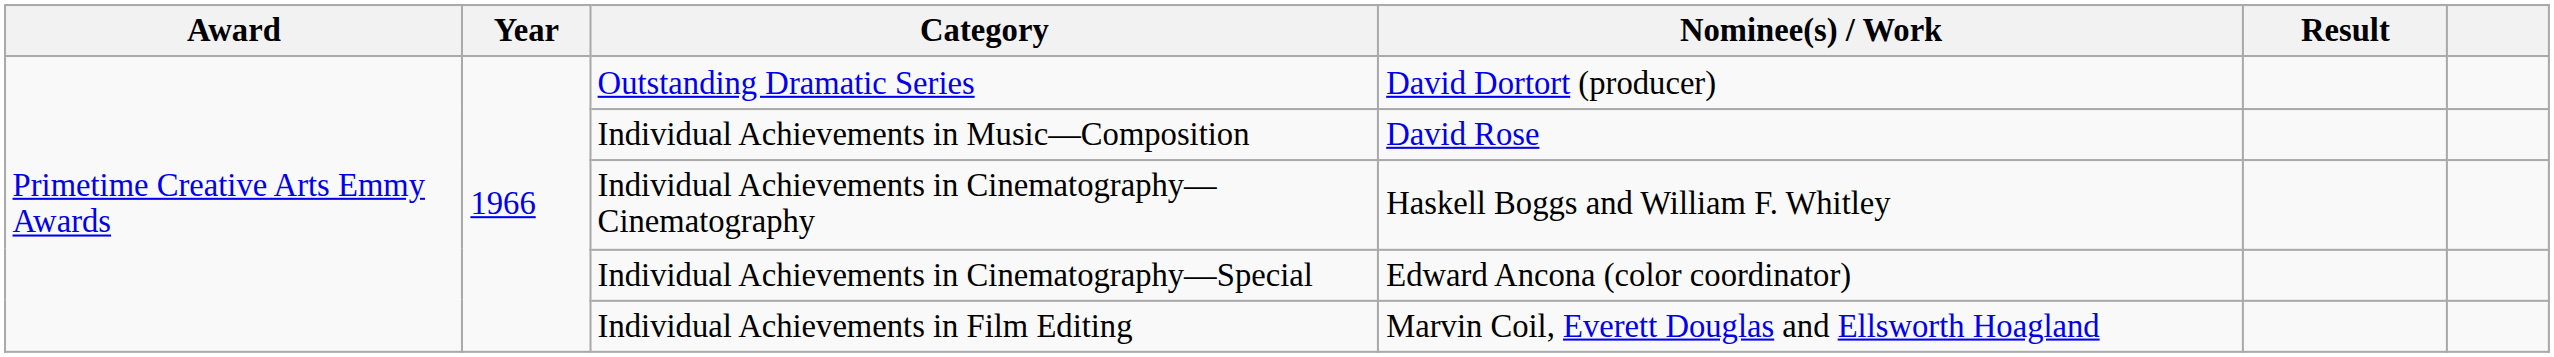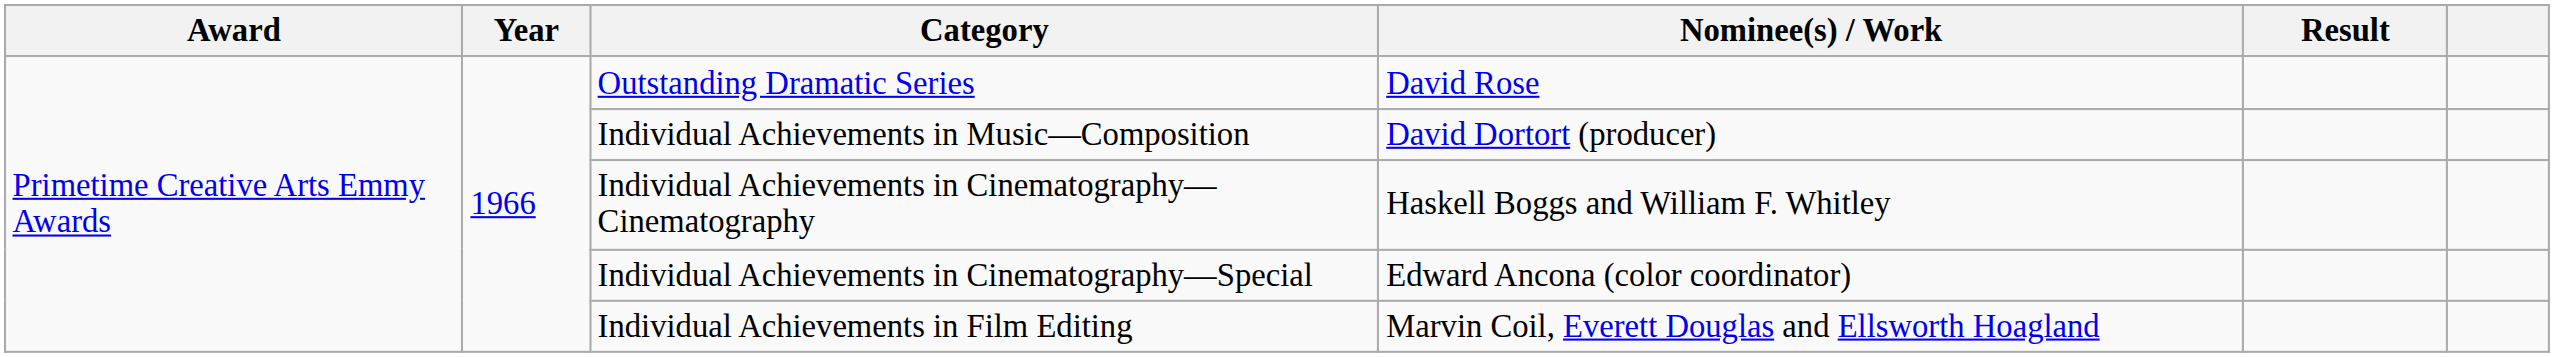(1551, 82) David Dortort (producer) -> (1463, 82) David Rose
(1463, 133) David Rose -> (1551, 133) David Dortort (producer)
